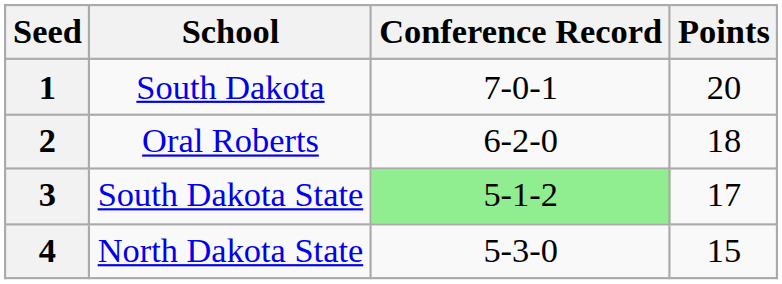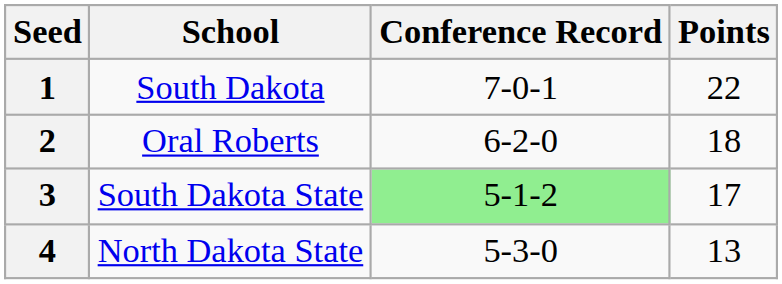(724, 86) 20 -> (724, 86) 22
(724, 250) 15 -> (724, 250) 13
